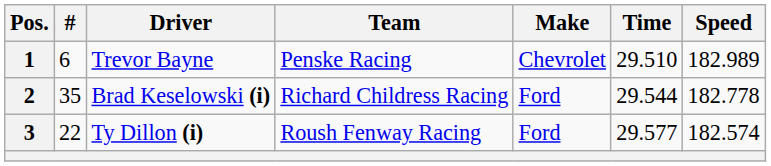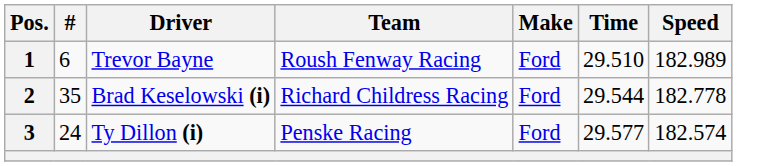(346, 59) Penske Racing -> (381, 59) Roush Fenway Racing
(562, 59) Chevrolet -> (540, 59) Ford
(70, 132) 22 -> (70, 132) 24
(381, 132) Roush Fenway Racing -> (346, 132) Penske Racing
